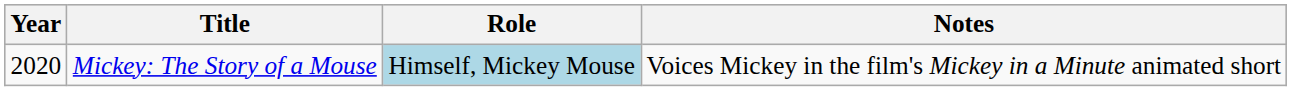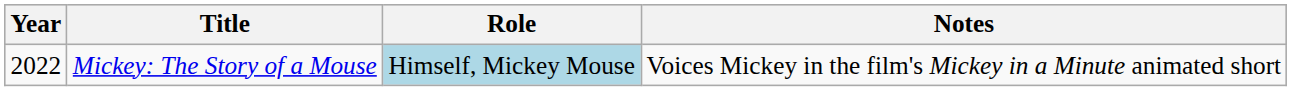(36, 64) 2020 -> (36, 64) 2022
